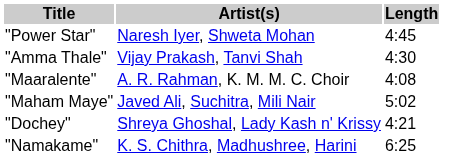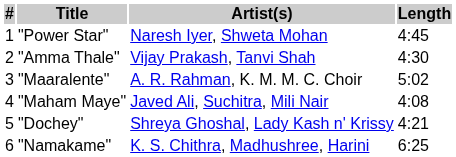+ column: (9, 14)
(400, 80) 4:08 -> (413, 80) 5:02
(400, 102) 5:02 -> (413, 102) 4:08
